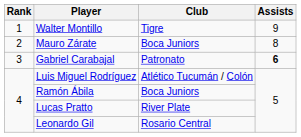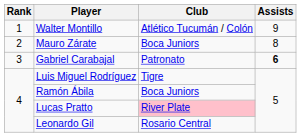(152, 28) Tigre -> (197, 28) Atlético Tucumán / Colón
(197, 76) Atlético Tucumán / Colón -> (152, 76) Tigre
(166, 108) no background -> (166, 108) pink background
